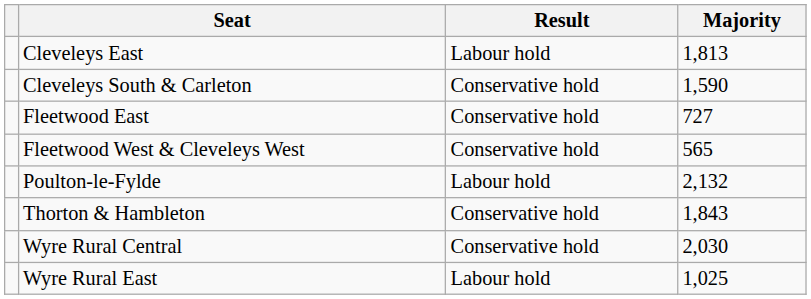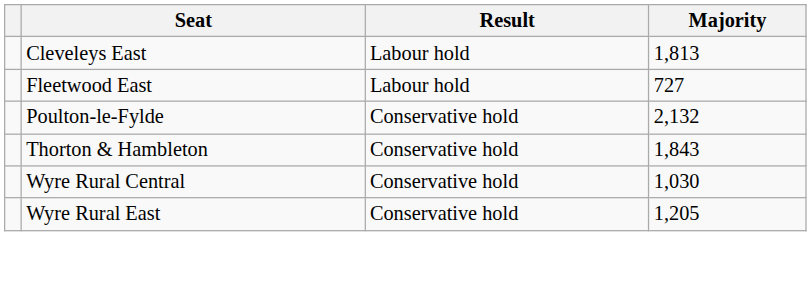- row: (137, 85)
(525, 117) Conservative hold -> (420, 85) Labour hold
- row: (164, 149)
(501, 181) Labour hold -> (444, 117) Conservative hold
(705, 246) 2,030 -> (677, 181) 1,030
(501, 278) Labour hold -> (444, 213) Conservative hold
(705, 278) 1,025 -> (677, 213) 1,205
